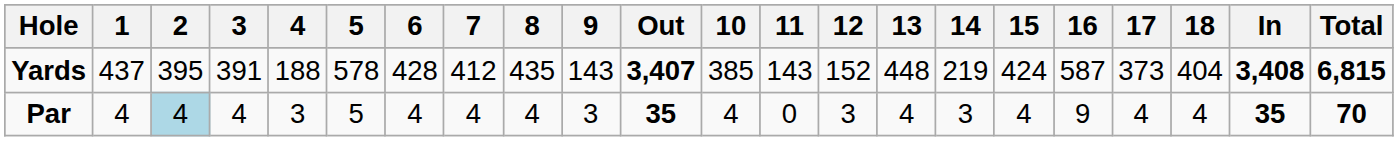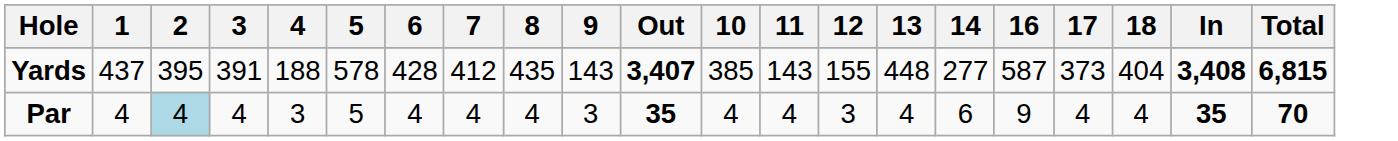- column: (1024, 26)
(848, 69) 152 -> (848, 69) 155
(965, 69) 219 -> (965, 69) 277
(790, 113) 0 -> (790, 113) 4
(965, 113) 3 -> (965, 113) 6
